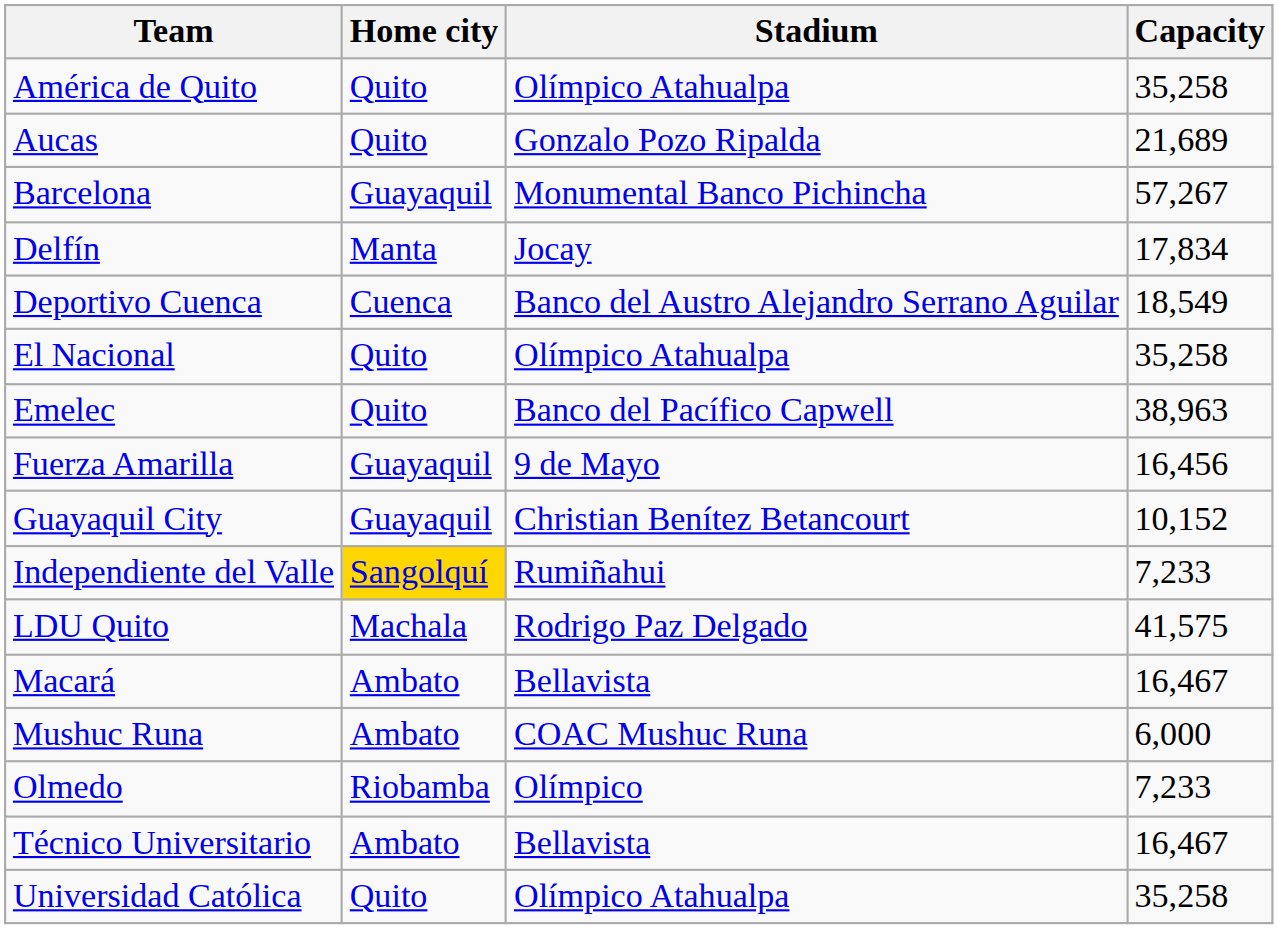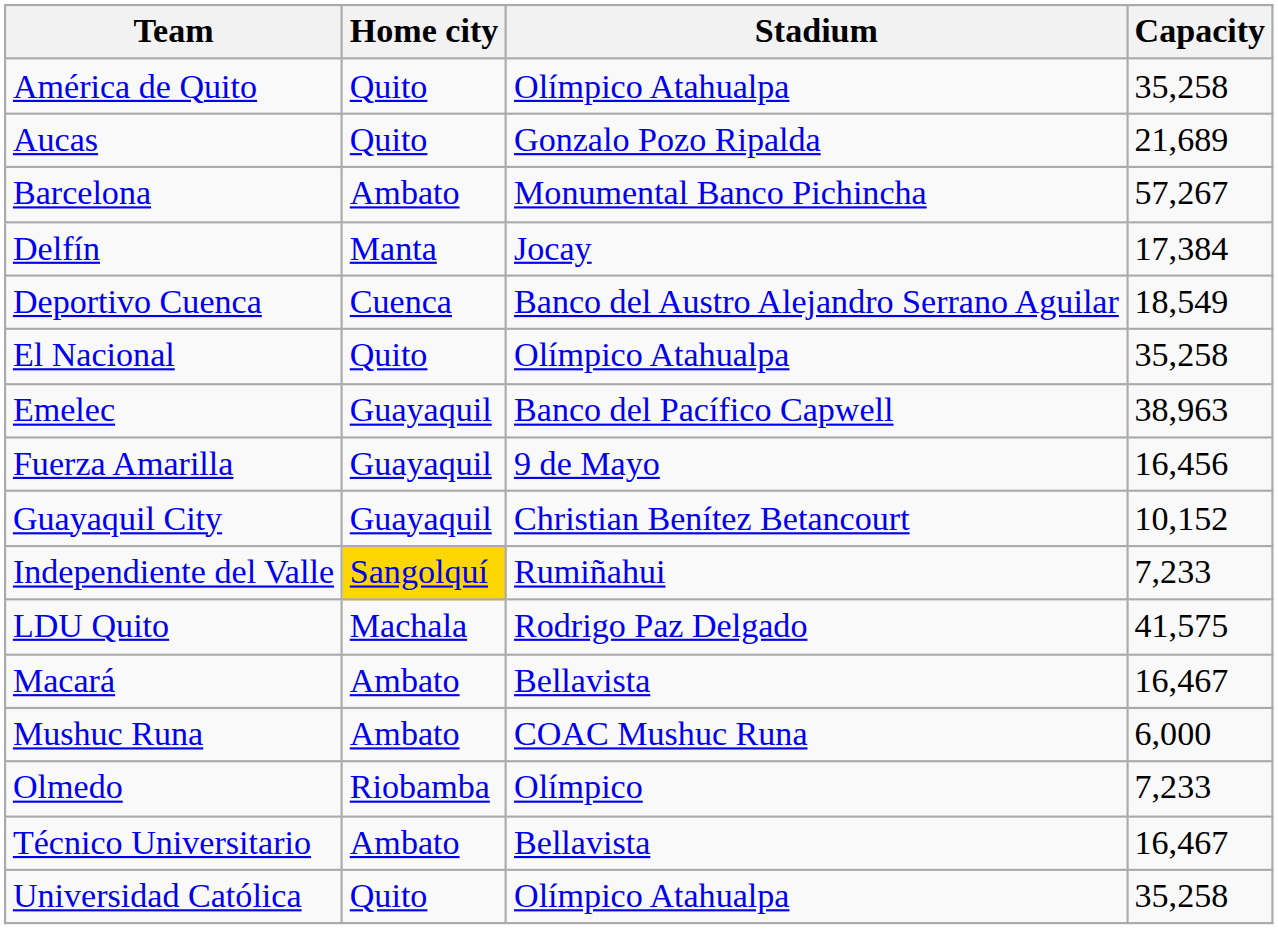(421, 193) Guayaquil -> (405, 193) Ambato
(1181, 247) 17,834 -> (1181, 247) 17,384
(389, 409) Quito -> (421, 409) Guayaquil
